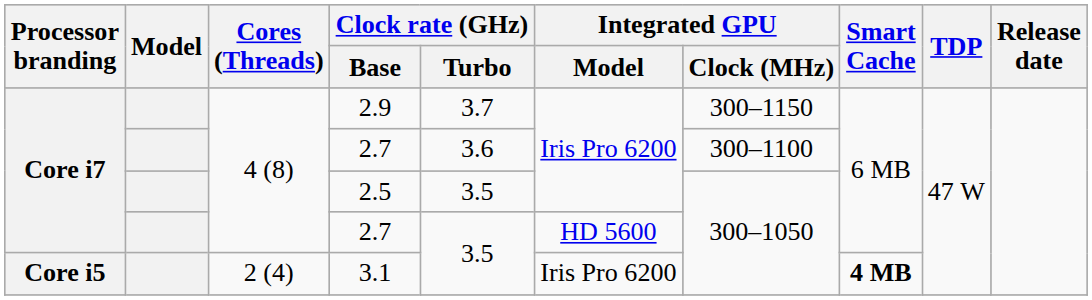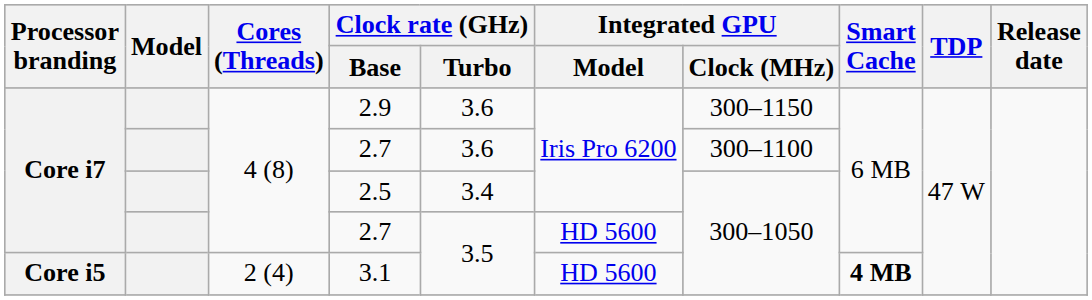(477, 107) 3.7 -> (477, 107) 3.6
(477, 190) 3.5 -> (477, 190) 3.4
(608, 273) Iris Pro 6200 -> (608, 273) HD 5600
